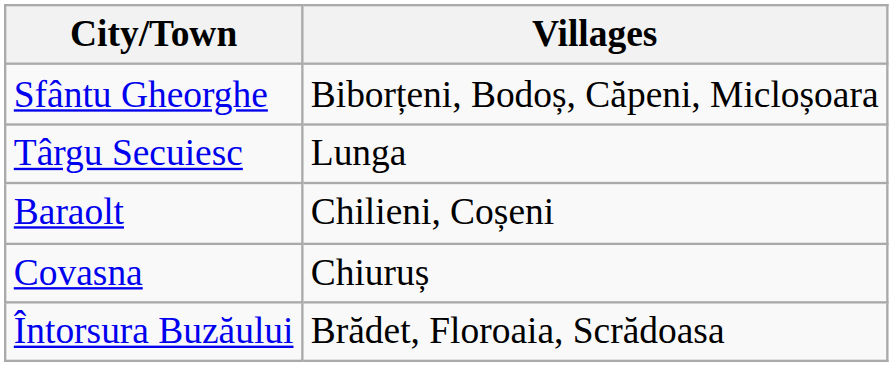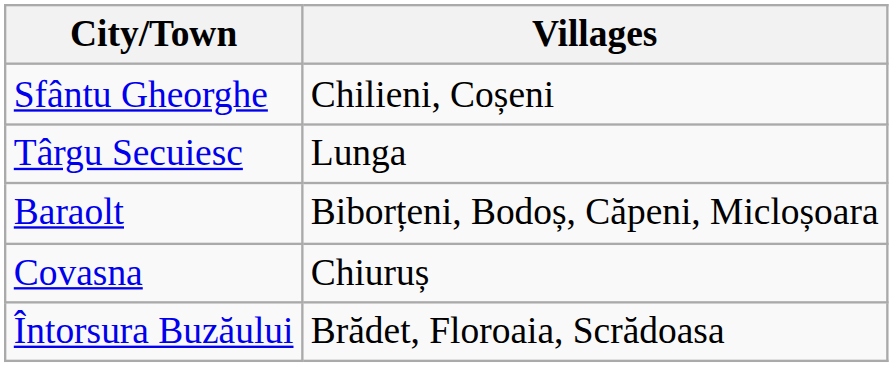(595, 93) Biborțeni, Bodoș, Căpeni, Micloșoara -> (432, 93) Chilieni, Coșeni
(432, 212) Chilieni, Coșeni -> (595, 212) Biborțeni, Bodoș, Căpeni, Micloșoara
